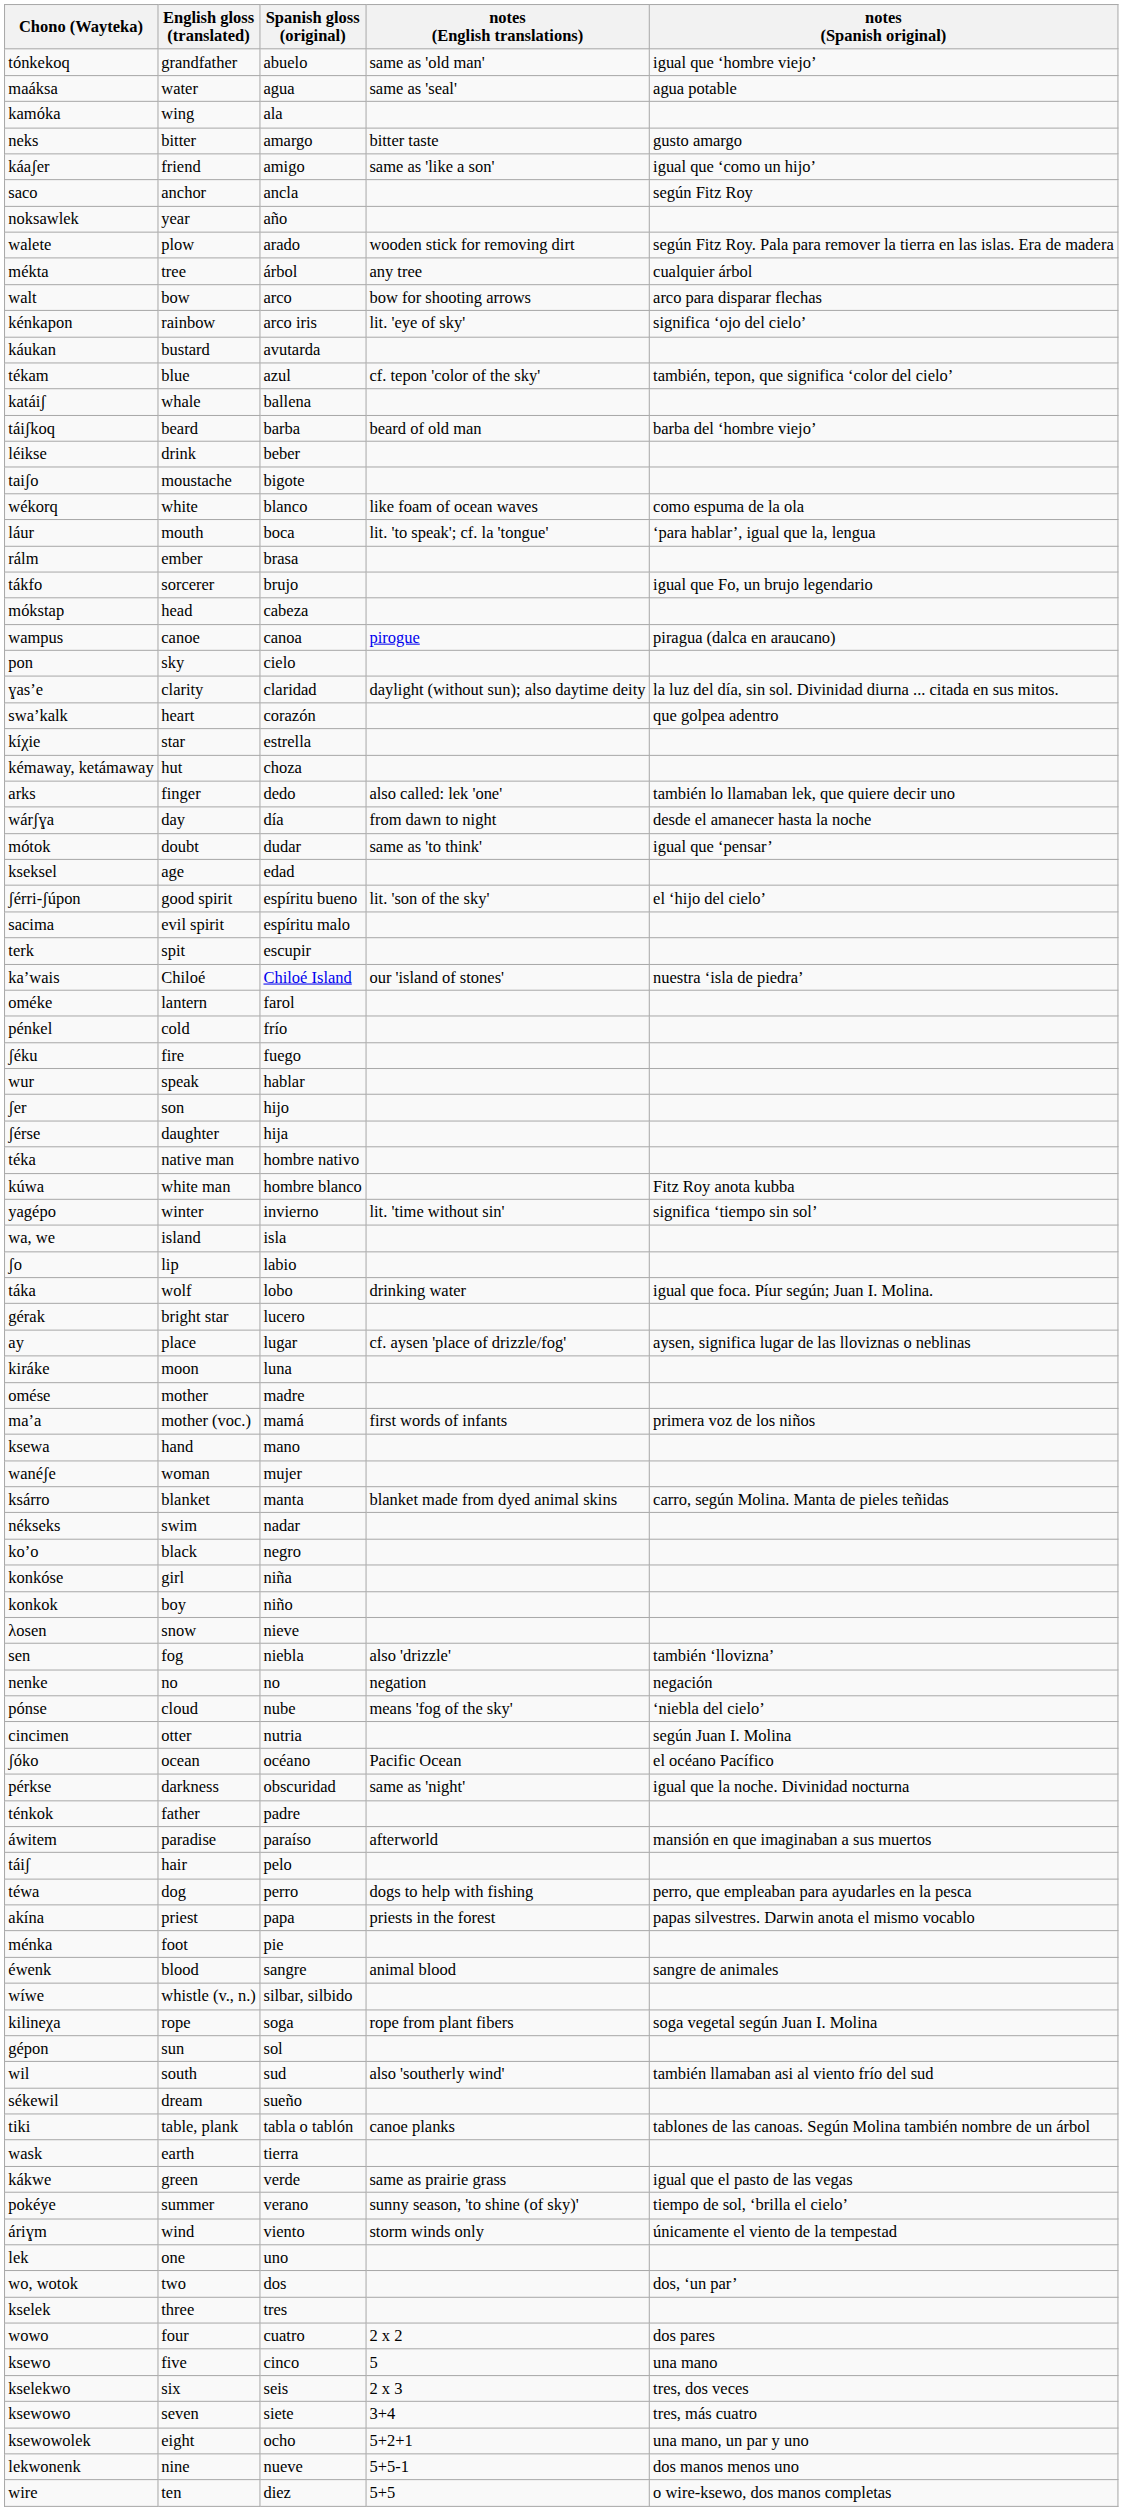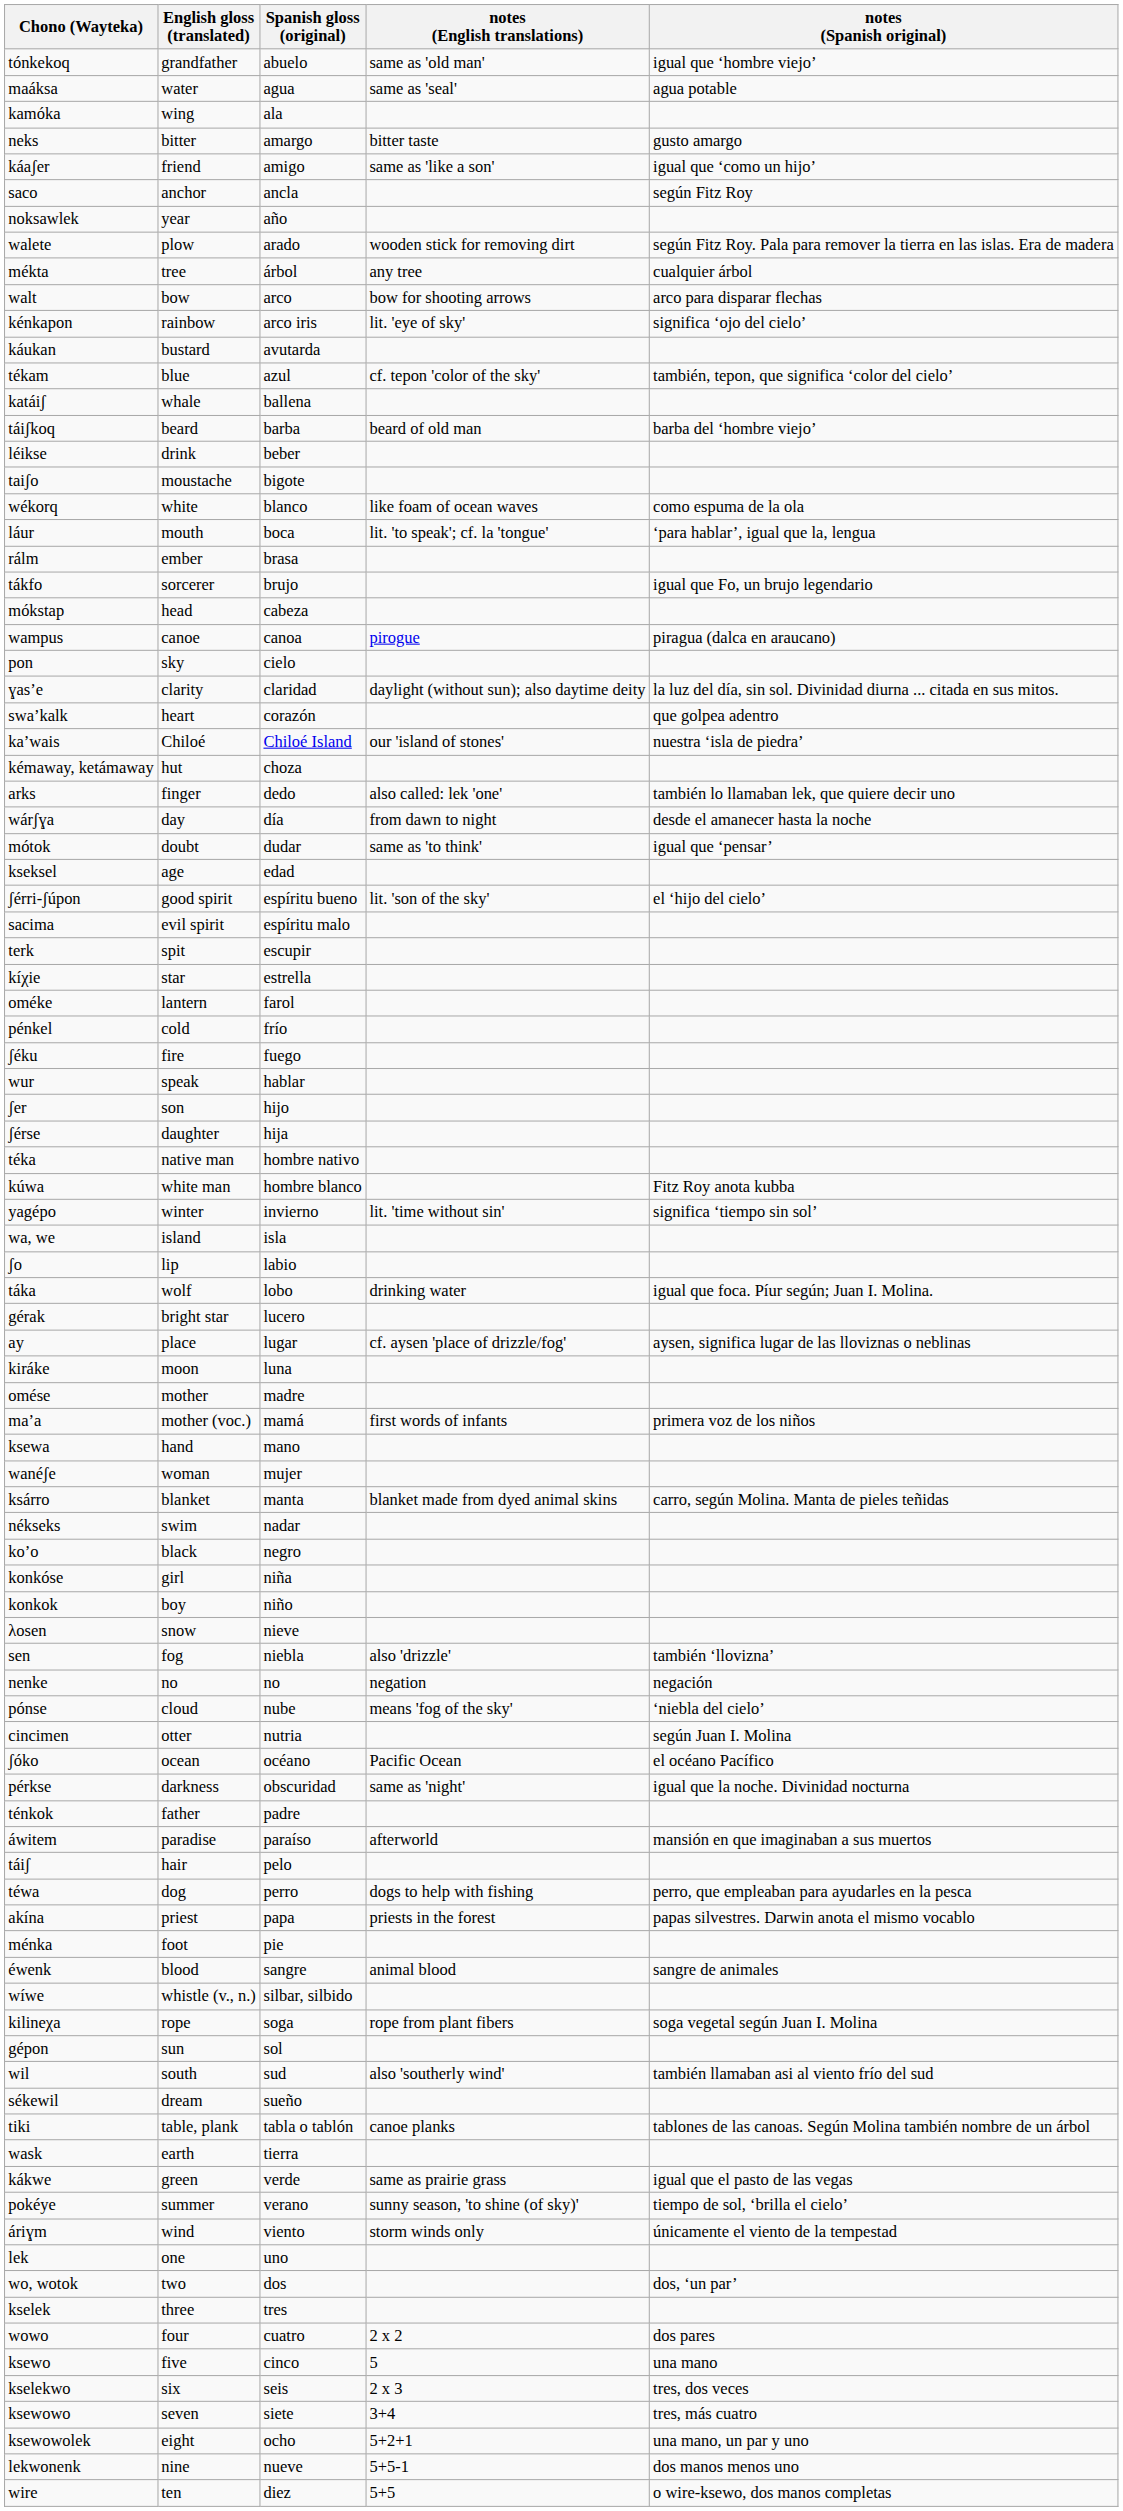rows swapped: (34, 977) <-> (24, 741)
